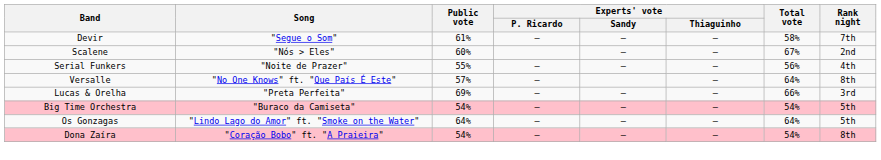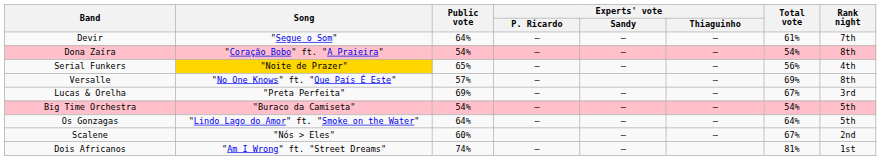(463, 39) 61% -> (463, 39) 64%
(792, 39) 58% -> (792, 39) 61%
rows swapped: (90, 135) <-> (90, 53)
(304, 67) no background -> (304, 67) gold background
(463, 67) 55% -> (463, 67) 65%
(792, 80) 64% -> (792, 80) 69%
(792, 94) 66% -> (792, 94) 67%
+ row: (90, 149)
